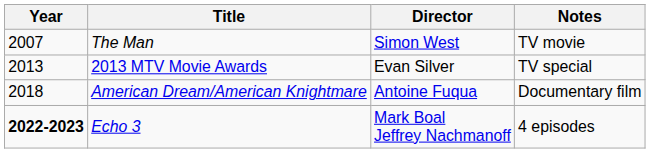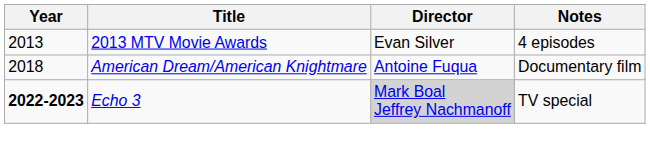- row: (122, 42)
(555, 67) TV special -> (556, 42) 4 episodes
(442, 126) no background -> (442, 101) lightgrey background
(556, 126) 4 episodes -> (555, 101) TV special
